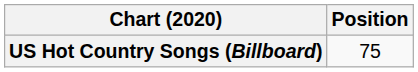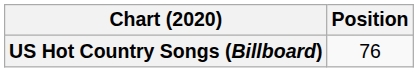(370, 50) 75 -> (370, 50) 76
